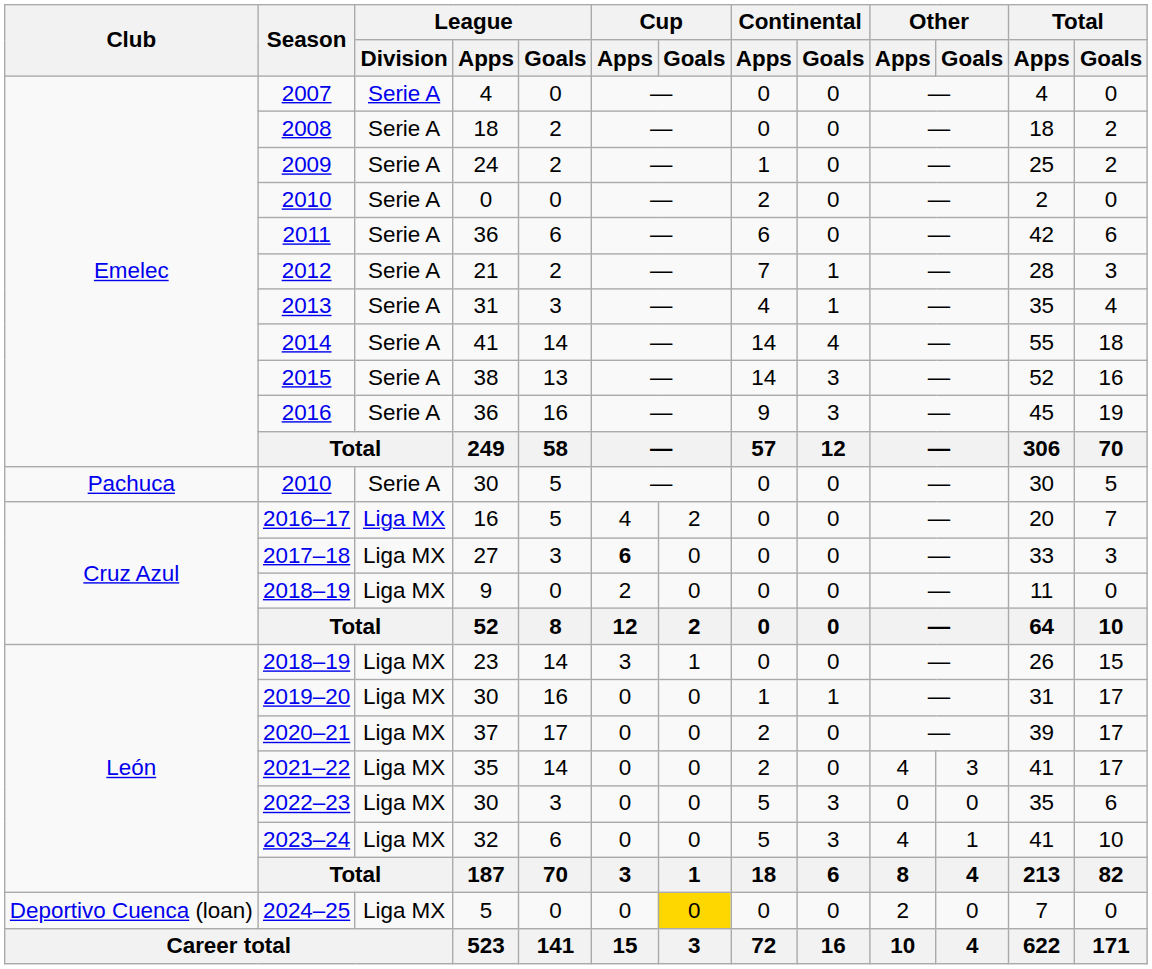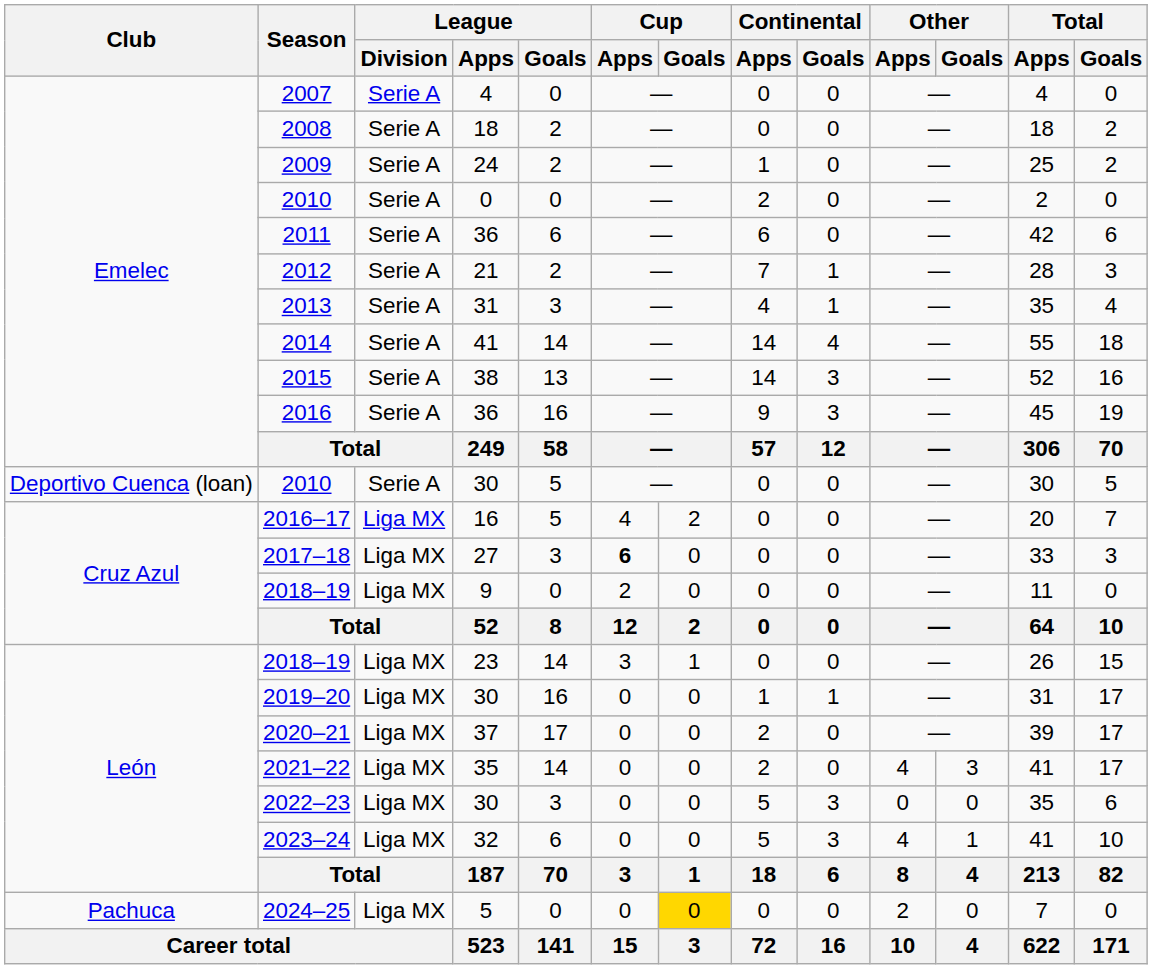(131, 484) Pachuca -> (131, 484) Deportivo Cuenca (loan)
(131, 910) Deportivo Cuenca (loan) -> (131, 910) Pachuca
